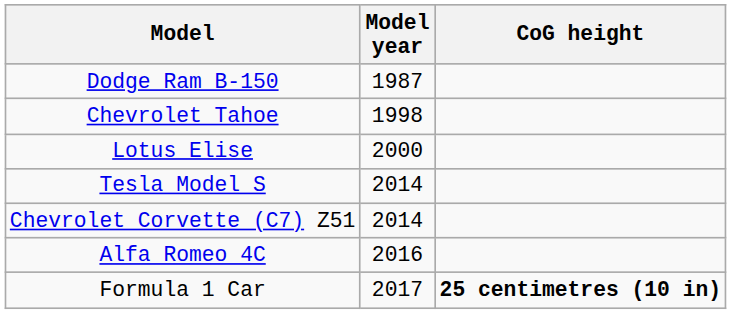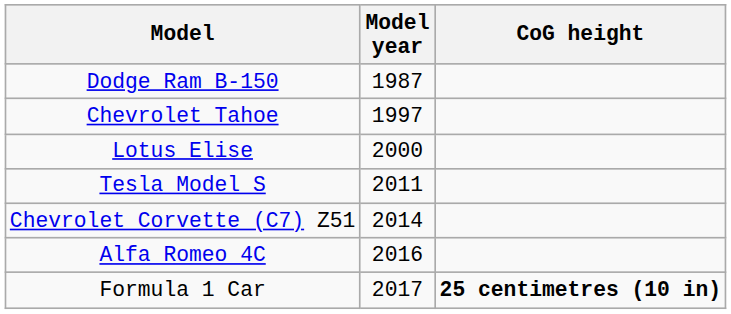(397, 116) 1998 -> (397, 116) 1997
(397, 186) 2014 -> (397, 186) 2011
